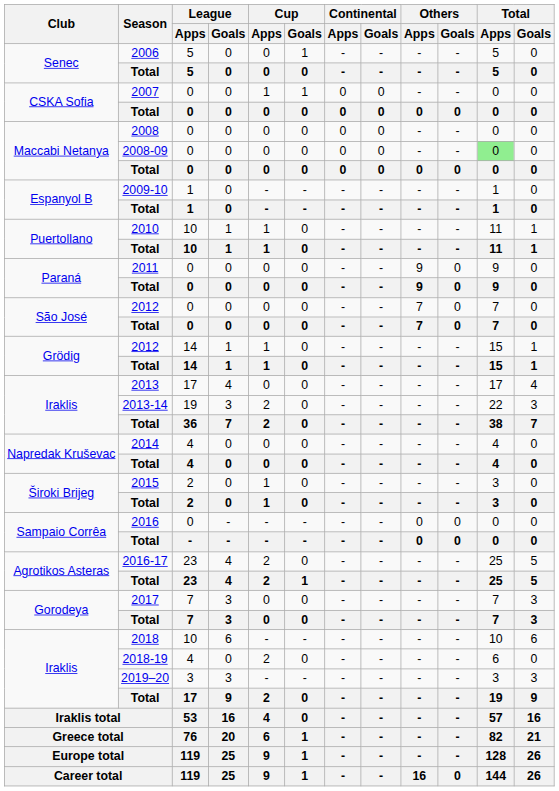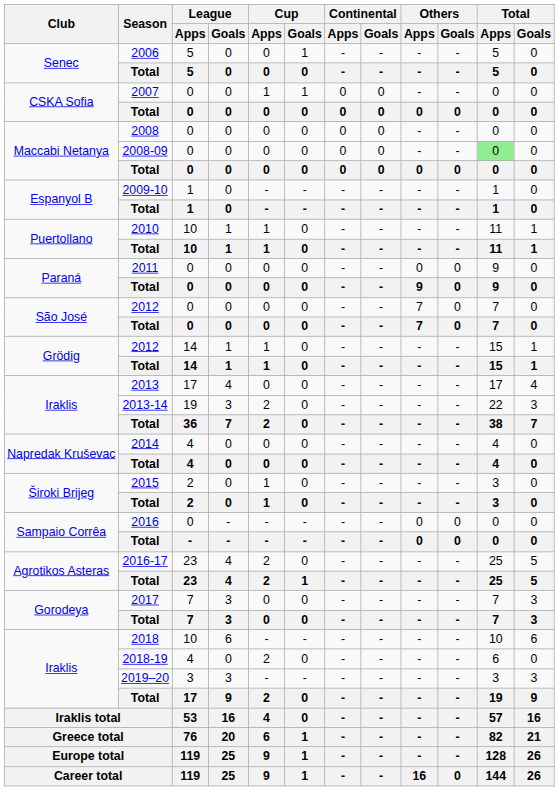(419, 268) 9 -> (419, 268) 0
